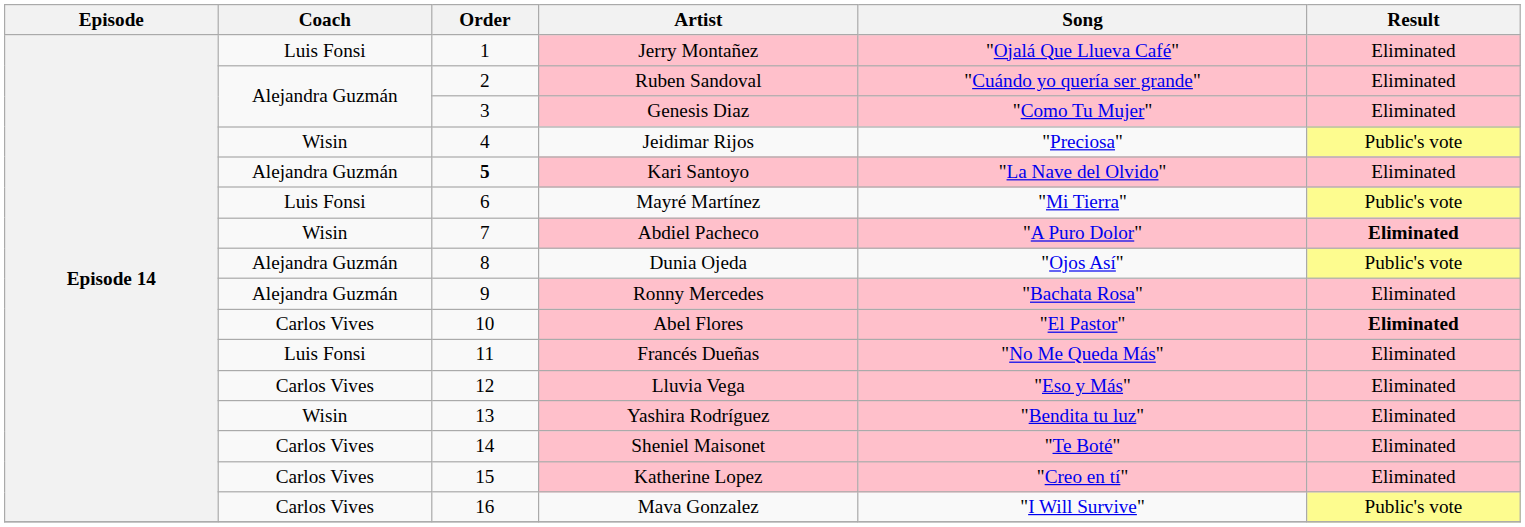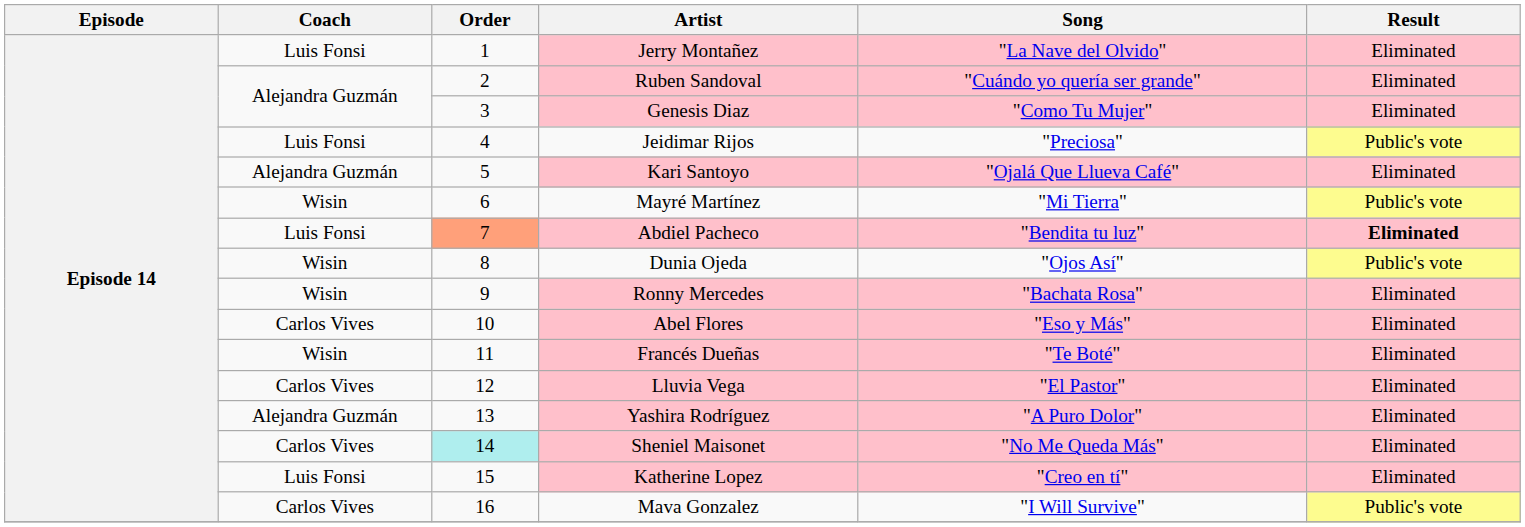(1083, 50) "Ojalá Que Llueva Café" -> (1083, 50) "La Nave del Olvido"
(325, 141) Wisin -> (325, 141) Luis Fonsi
(485, 171) bold -> (485, 171) normal
(1083, 171) "La Nave del Olvido" -> (1083, 171) "Ojalá Que Llueva Café"
(325, 202) Luis Fonsi -> (325, 202) Wisin
(325, 232) Wisin -> (325, 232) Luis Fonsi
(485, 232) no background -> (485, 232) lightsalmon background
(1083, 232) "A Puro Dolor" -> (1083, 232) "Bendita tu luz"
(325, 263) Alejandra Guzmán -> (325, 263) Wisin
(325, 293) Alejandra Guzmán -> (325, 293) Wisin
(1083, 324) "El Pastor" -> (1083, 324) "Eso y Más"
(1413, 324) bold -> (1413, 324) normal
(325, 354) Luis Fonsi -> (325, 354) Wisin
(1083, 354) "No Me Queda Más" -> (1083, 354) "Te Boté"
(1083, 385) "Eso y Más" -> (1083, 385) "El Pastor"
(325, 415) Wisin -> (325, 415) Alejandra Guzmán
(1083, 415) "Bendita tu luz" -> (1083, 415) "A Puro Dolor"
(485, 446) no background -> (485, 446) paleturquoise background
(1083, 446) "Te Boté" -> (1083, 446) "No Me Queda Más"
(325, 476) Carlos Vives -> (325, 476) Luis Fonsi
